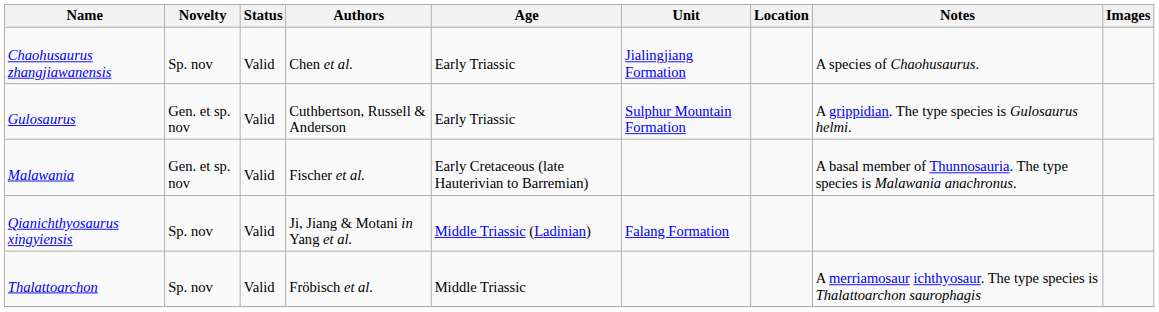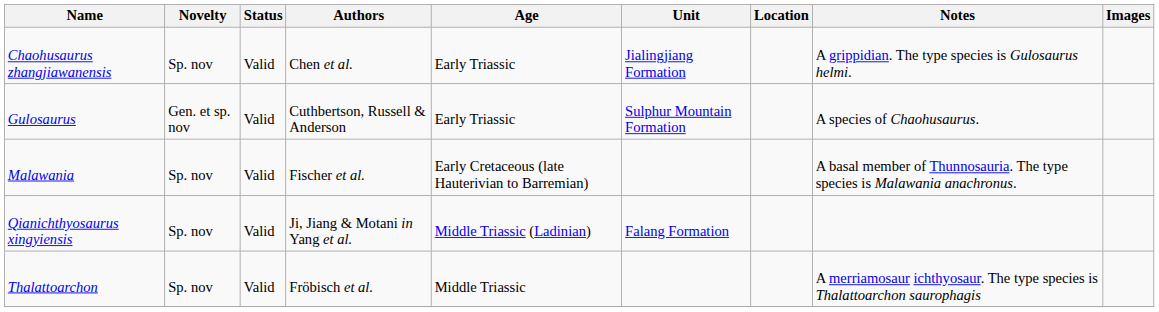(897, 63) A species of Chaohusaurus. -> (947, 63) A grippidian. The type species is Gulosaurus helmi.
(947, 119) A grippidian. The type species is Gulosaurus helmi. -> (897, 119) A species of Chaohusaurus.
(199, 175) Gen. et sp. nov -> (190, 175) Sp. nov
